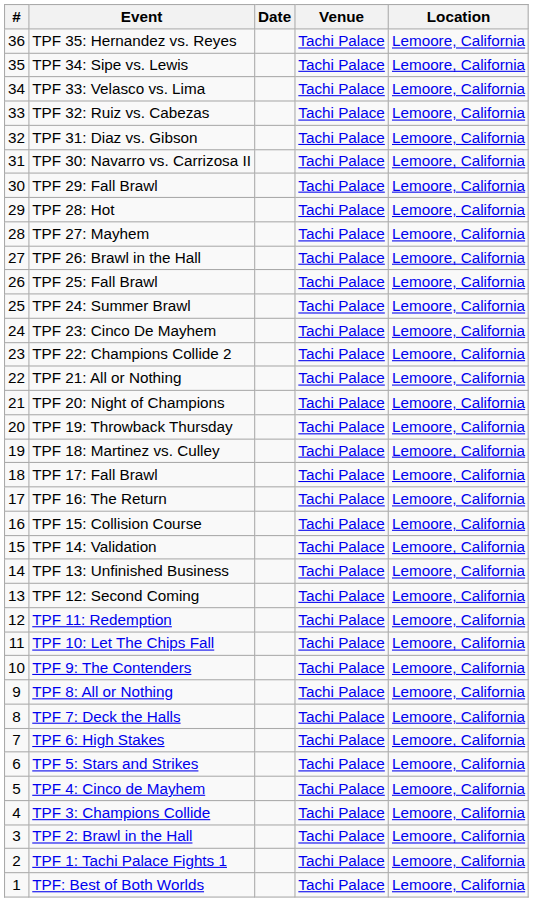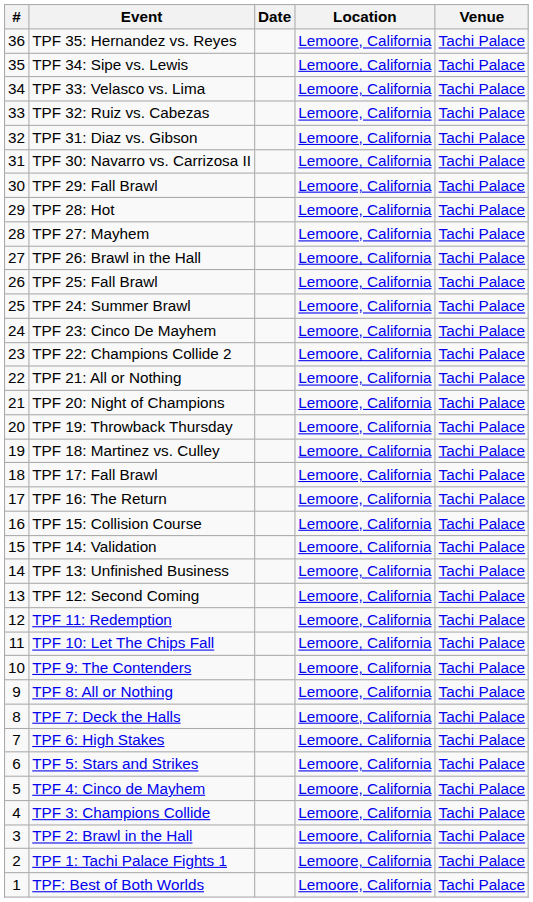columns swapped: (342, 17) <-> (459, 17)
